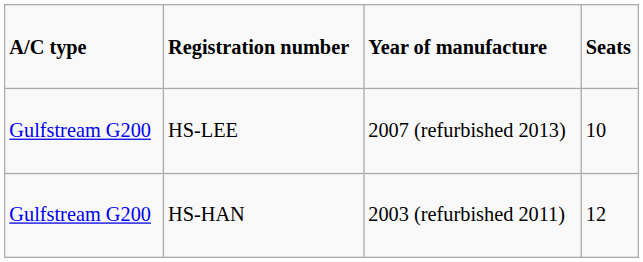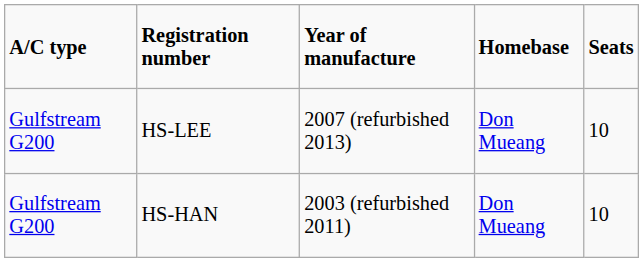+ column: (524, 46)
(596, 215) 12 -> (599, 215) 10
